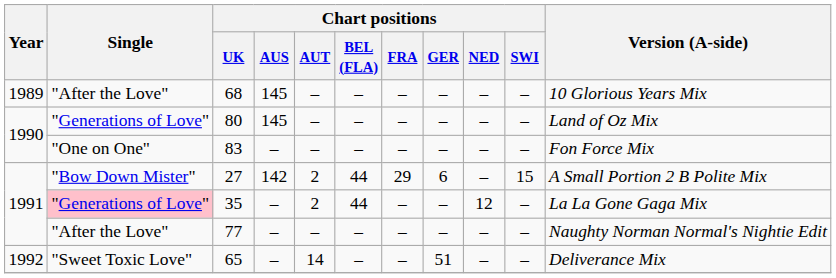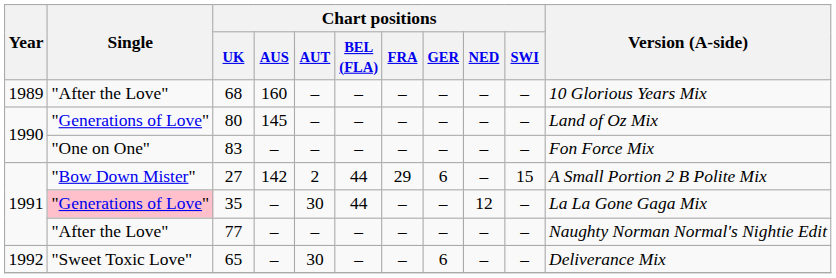(274, 93) 145 -> (274, 93) 160
(315, 203) 2 -> (315, 203) 30
(315, 259) 14 -> (315, 259) 30
(443, 259) 51 -> (443, 259) 6
